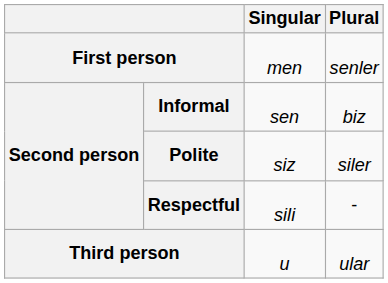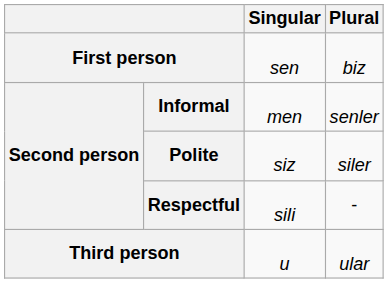(285, 67) men -> (285, 67) sen
(354, 67) senler -> (354, 67) biz
(285, 116) sen -> (285, 116) men
(354, 116) biz -> (354, 116) senler
